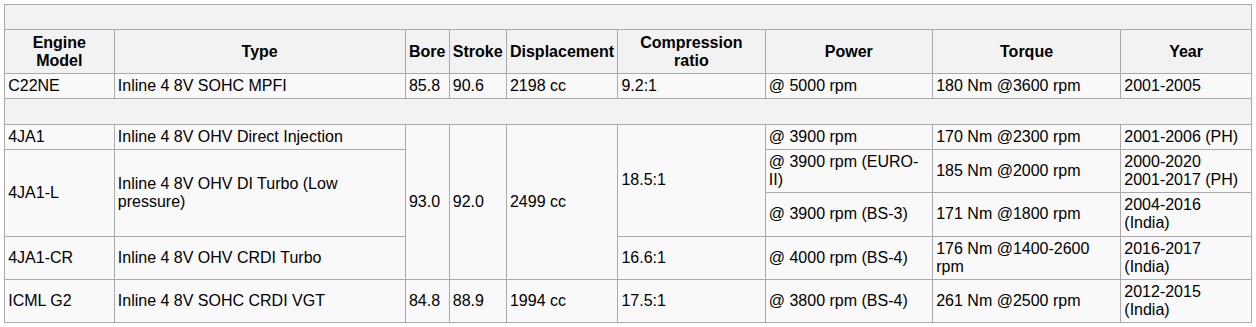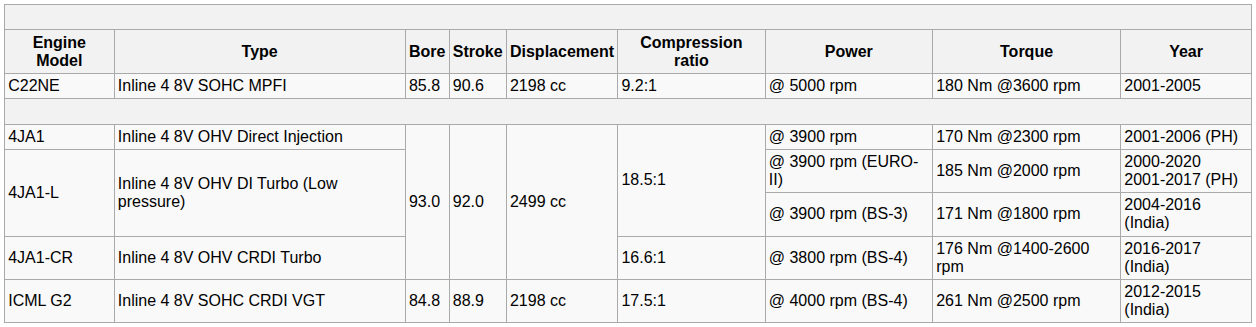(838, 257) @ 4000 rpm (BS-4) -> (838, 257) @ 3800 rpm (BS-4)
(538, 301) 1994 cc -> (538, 301) 2198 cc
(838, 301) @ 3800 rpm (BS-4) -> (838, 301) @ 4000 rpm (BS-4)
